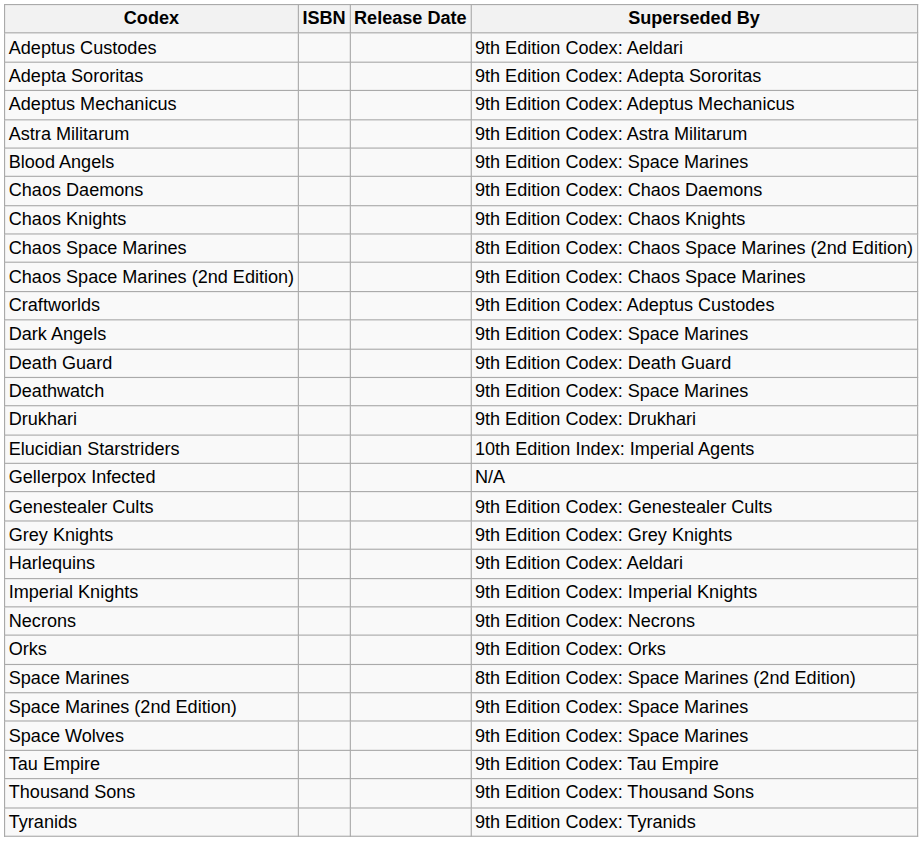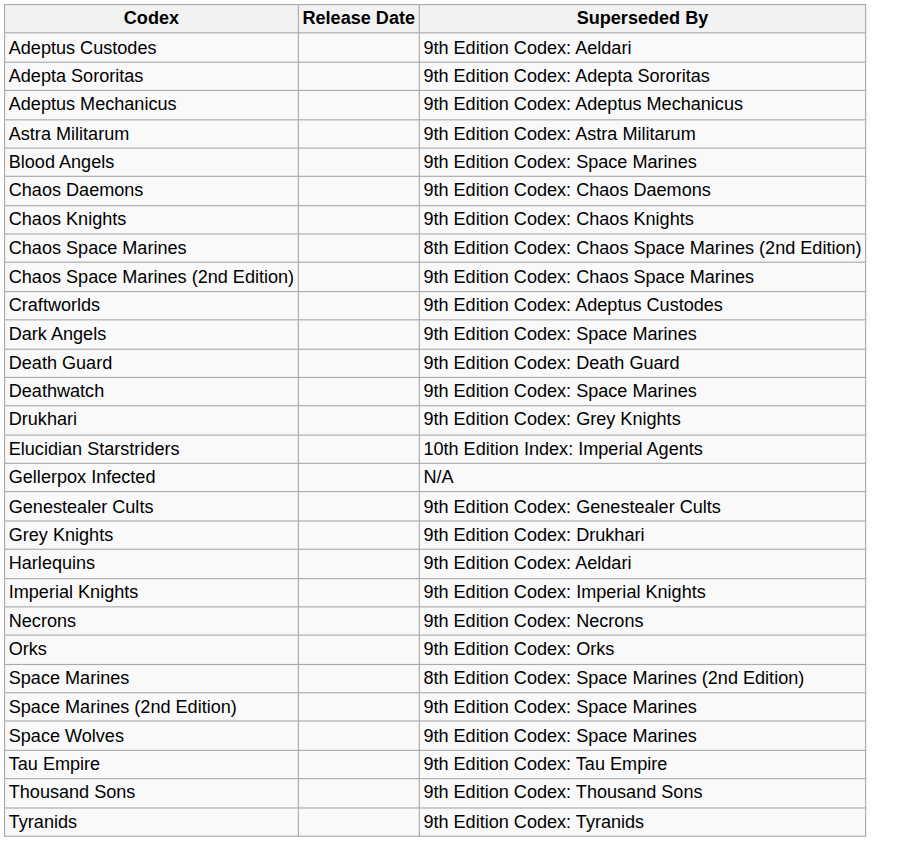- column: (324, 18)
(585, 420) 9th Edition Codex: Drukhari -> (552, 420) 9th Edition Codex: Grey Knights
(604, 534) 9th Edition Codex: Grey Knights -> (534, 534) 9th Edition Codex: Drukhari
